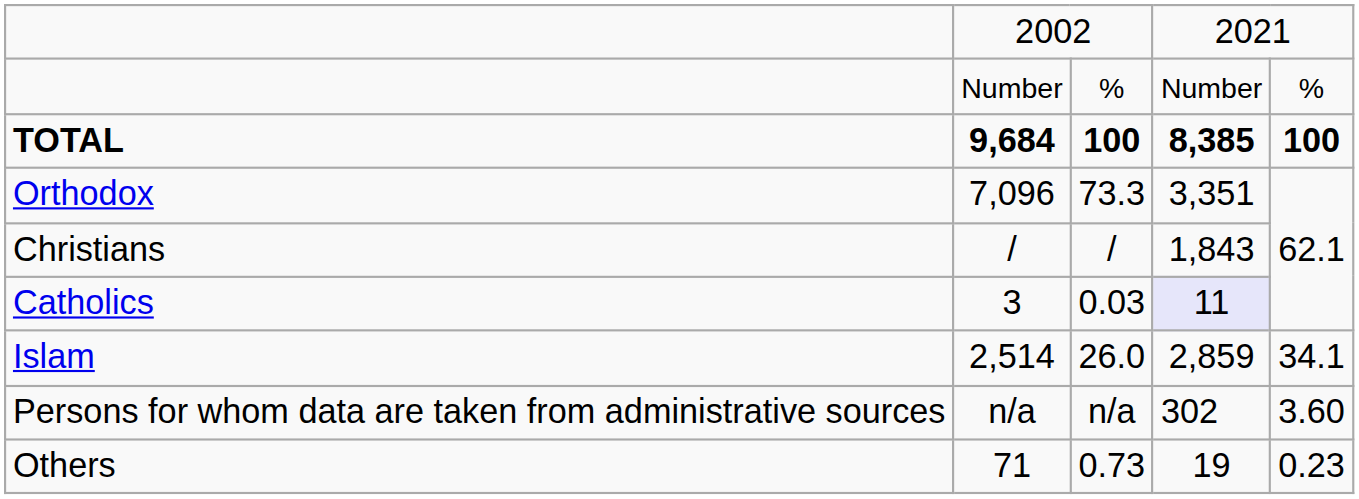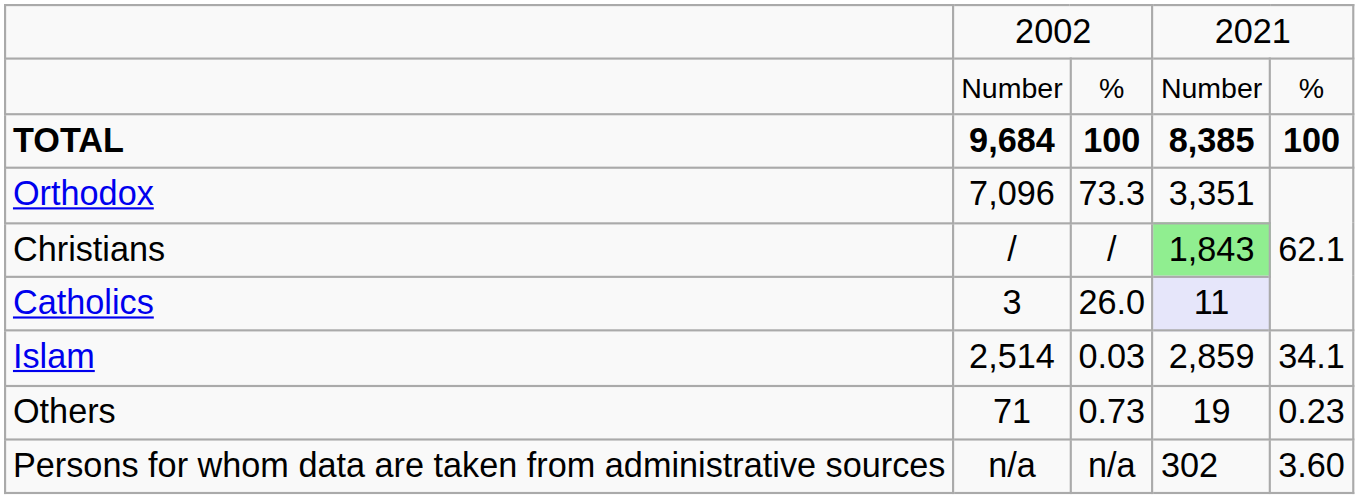(1212, 248) no background -> (1212, 248) lightgreen background
(1112, 303) 0.03 -> (1112, 303) 26.0
(1112, 357) 26.0 -> (1112, 357) 0.03
rows swapped: (64, 466) <-> (479, 411)
